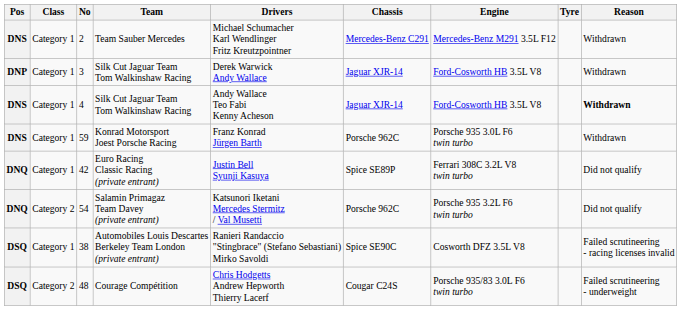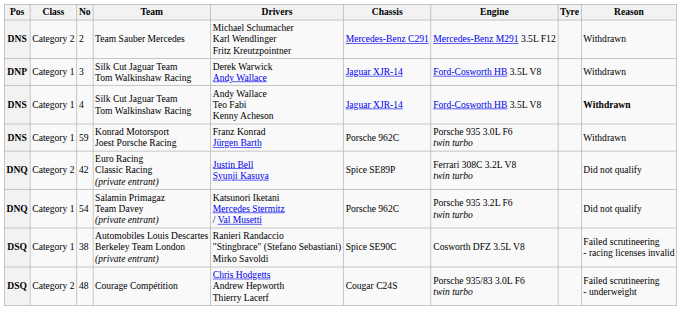(53, 39) Category 1 -> (53, 39) Category 2
(53, 170) Category 1 -> (53, 170) Category 2
(53, 209) Category 2 -> (53, 209) Category 1
